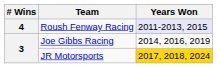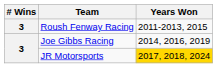(21, 27) 4 -> (21, 27) 3
(173, 27) lavender background -> (173, 27) no background
